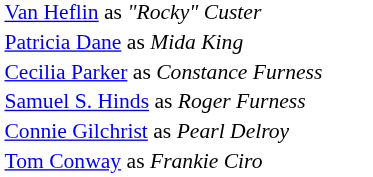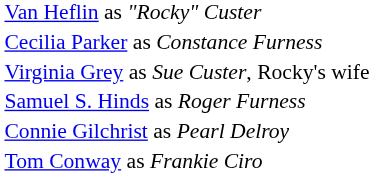- row: (124, 42)
+ row: (187, 71)
